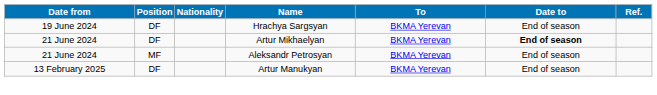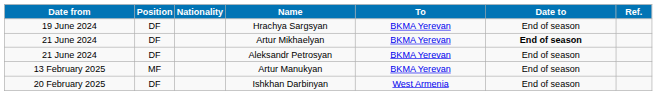(155, 55) MF -> (155, 55) DF
(155, 69) DF -> (155, 69) MF
+ row: (290, 84)
